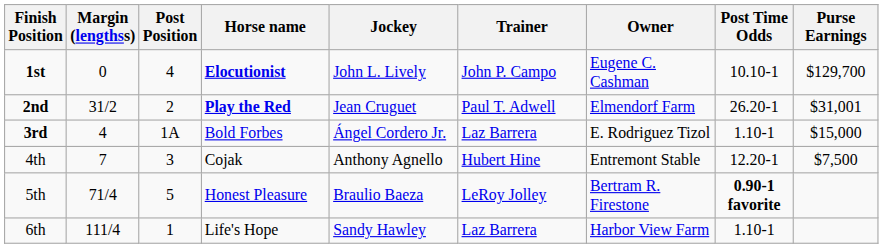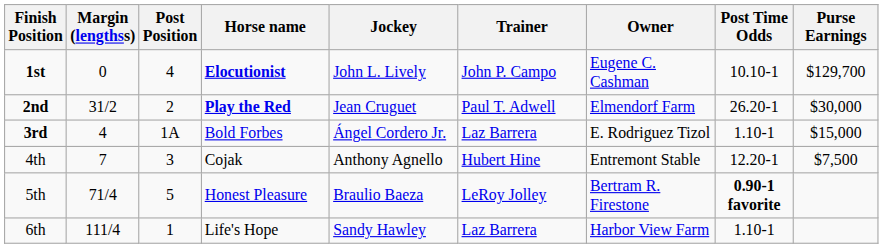(836, 107) $31,001 -> (836, 107) $30,000
